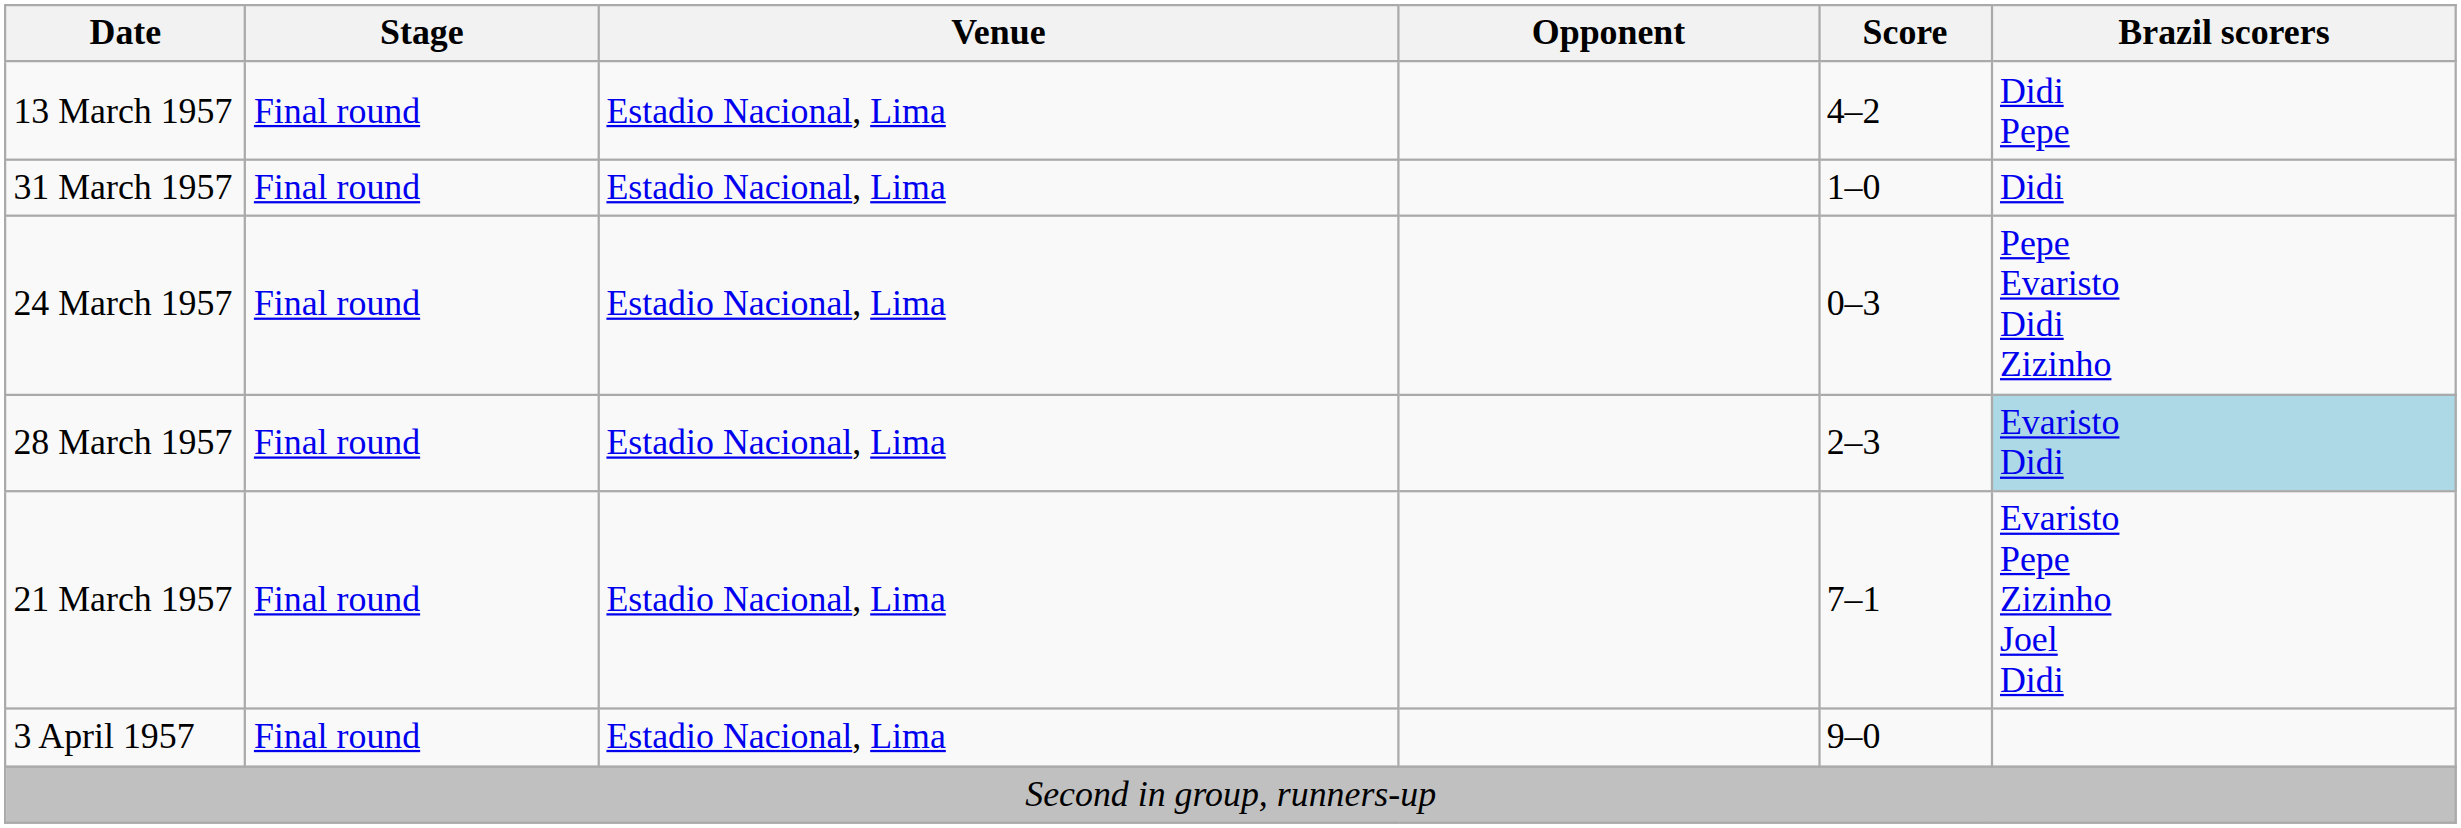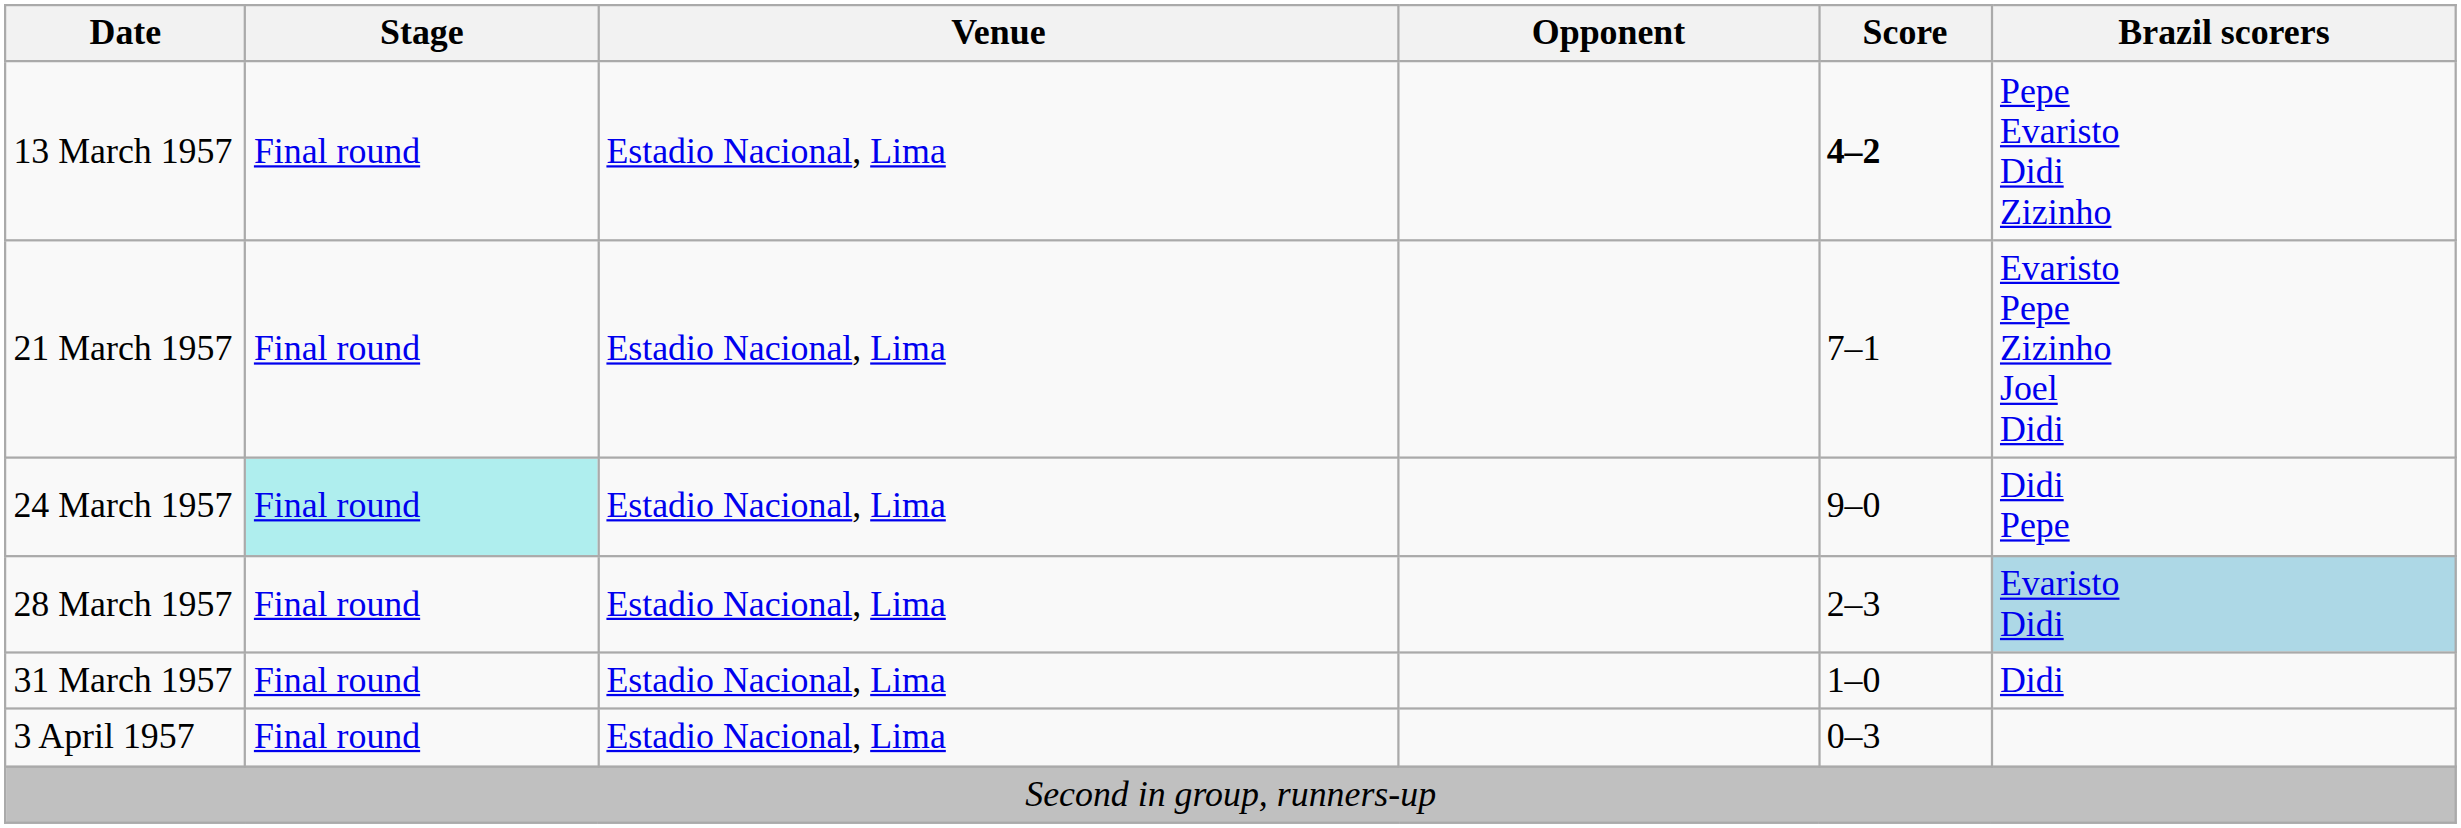(1854, 109) normal -> (1854, 150) bold
(2035, 109) Didi Pepe -> (2060, 150) Pepe Evaristo Didi Zizinho
rows swapped: (123, 599) <-> (123, 186)
(337, 304) no background -> (337, 505) paleturquoise background
(1854, 304) 0–3 -> (1854, 505) 9–0
(2060, 304) Pepe Evaristo Didi Zizinho -> (2035, 505) Didi Pepe
(1854, 736) 9–0 -> (1854, 736) 0–3
